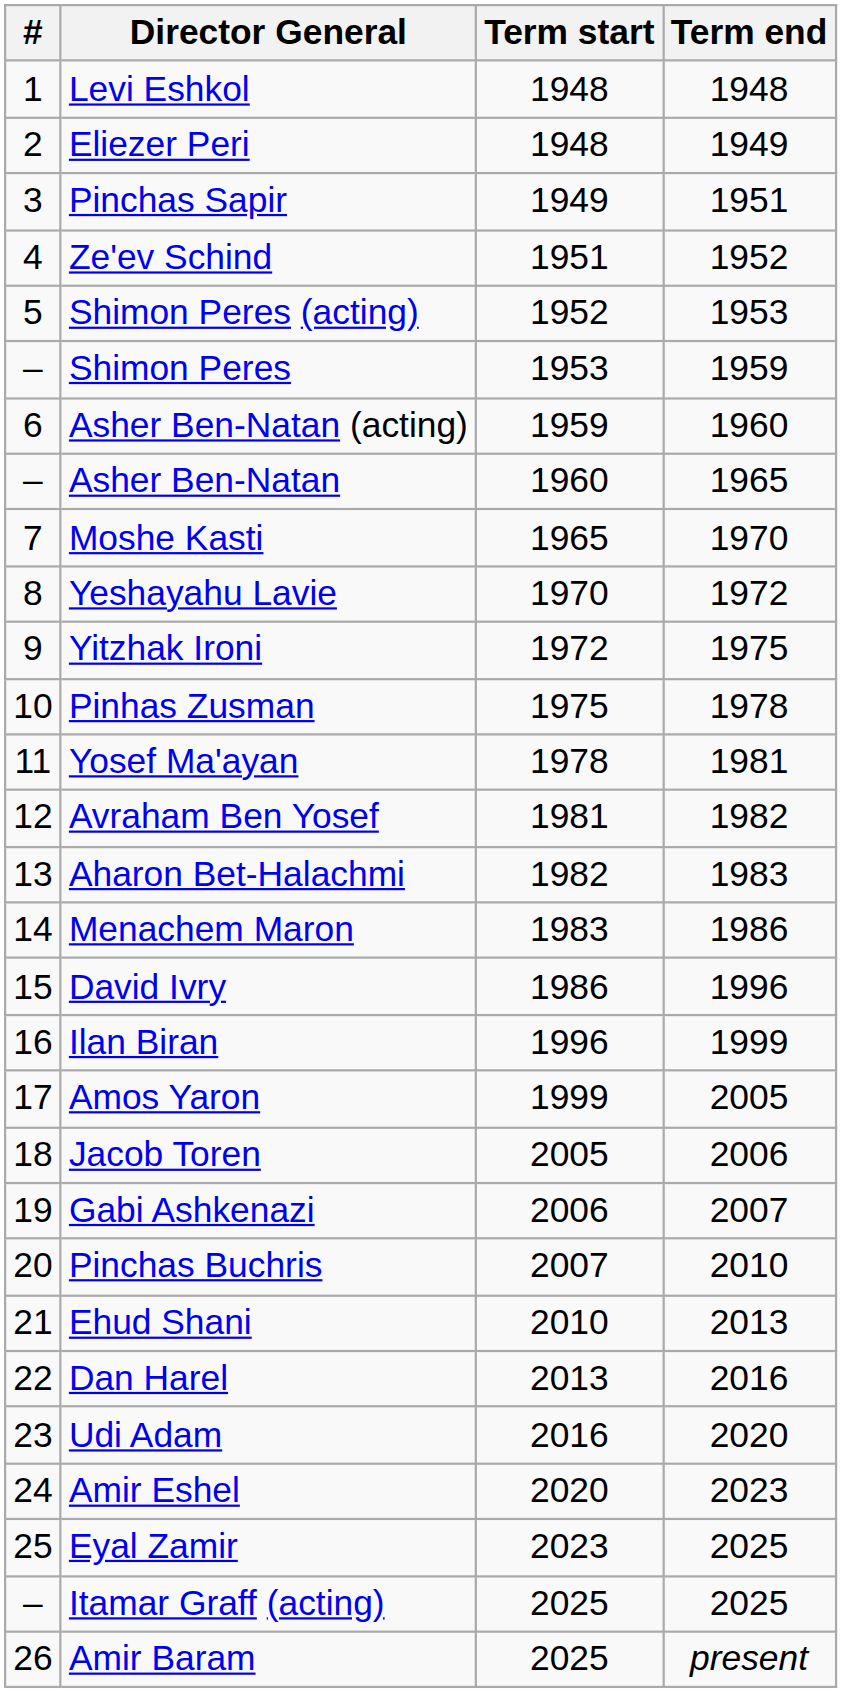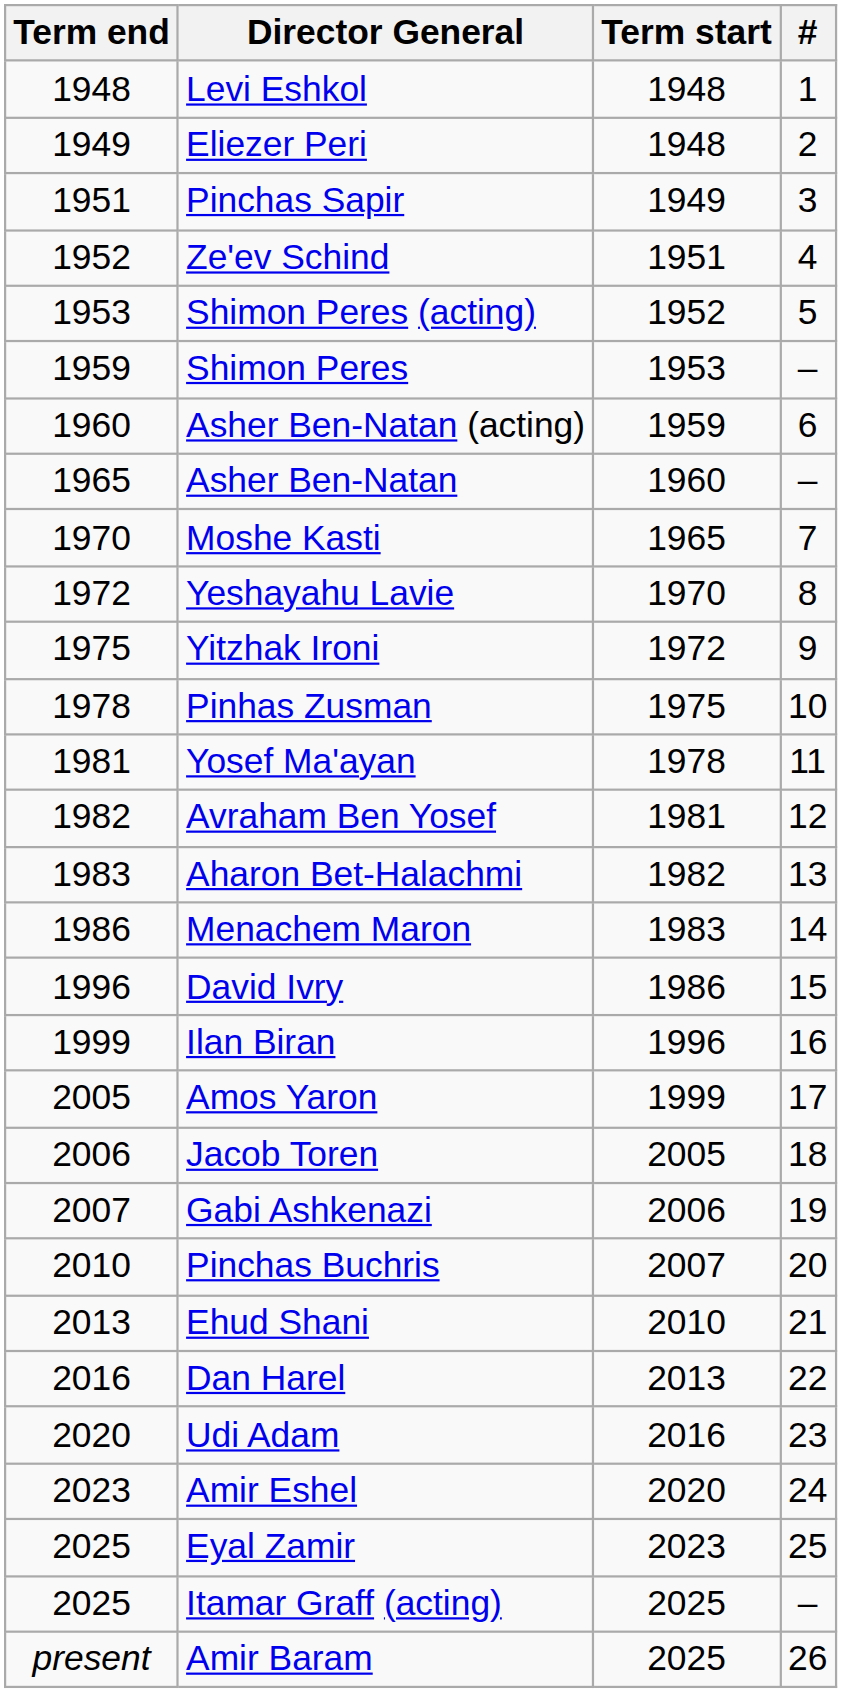columns swapped: (33, 32) <-> (749, 32)
